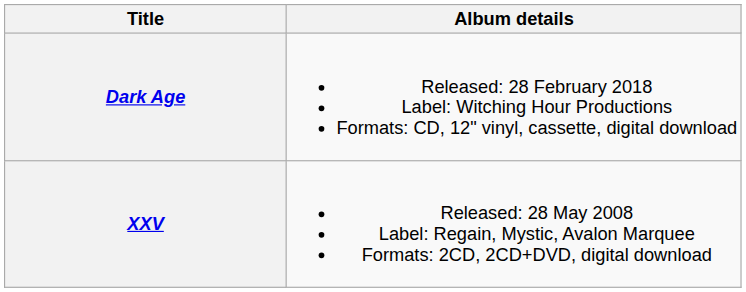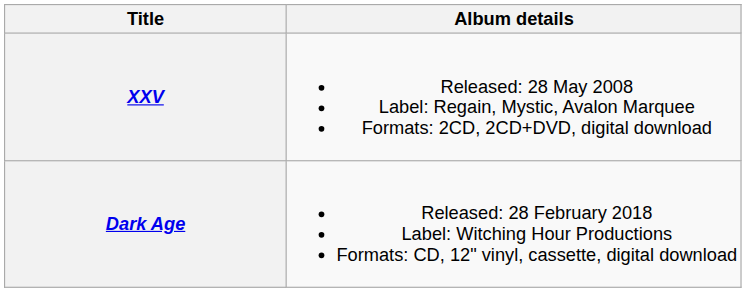rows swapped: (146, 223) <-> (146, 96)
